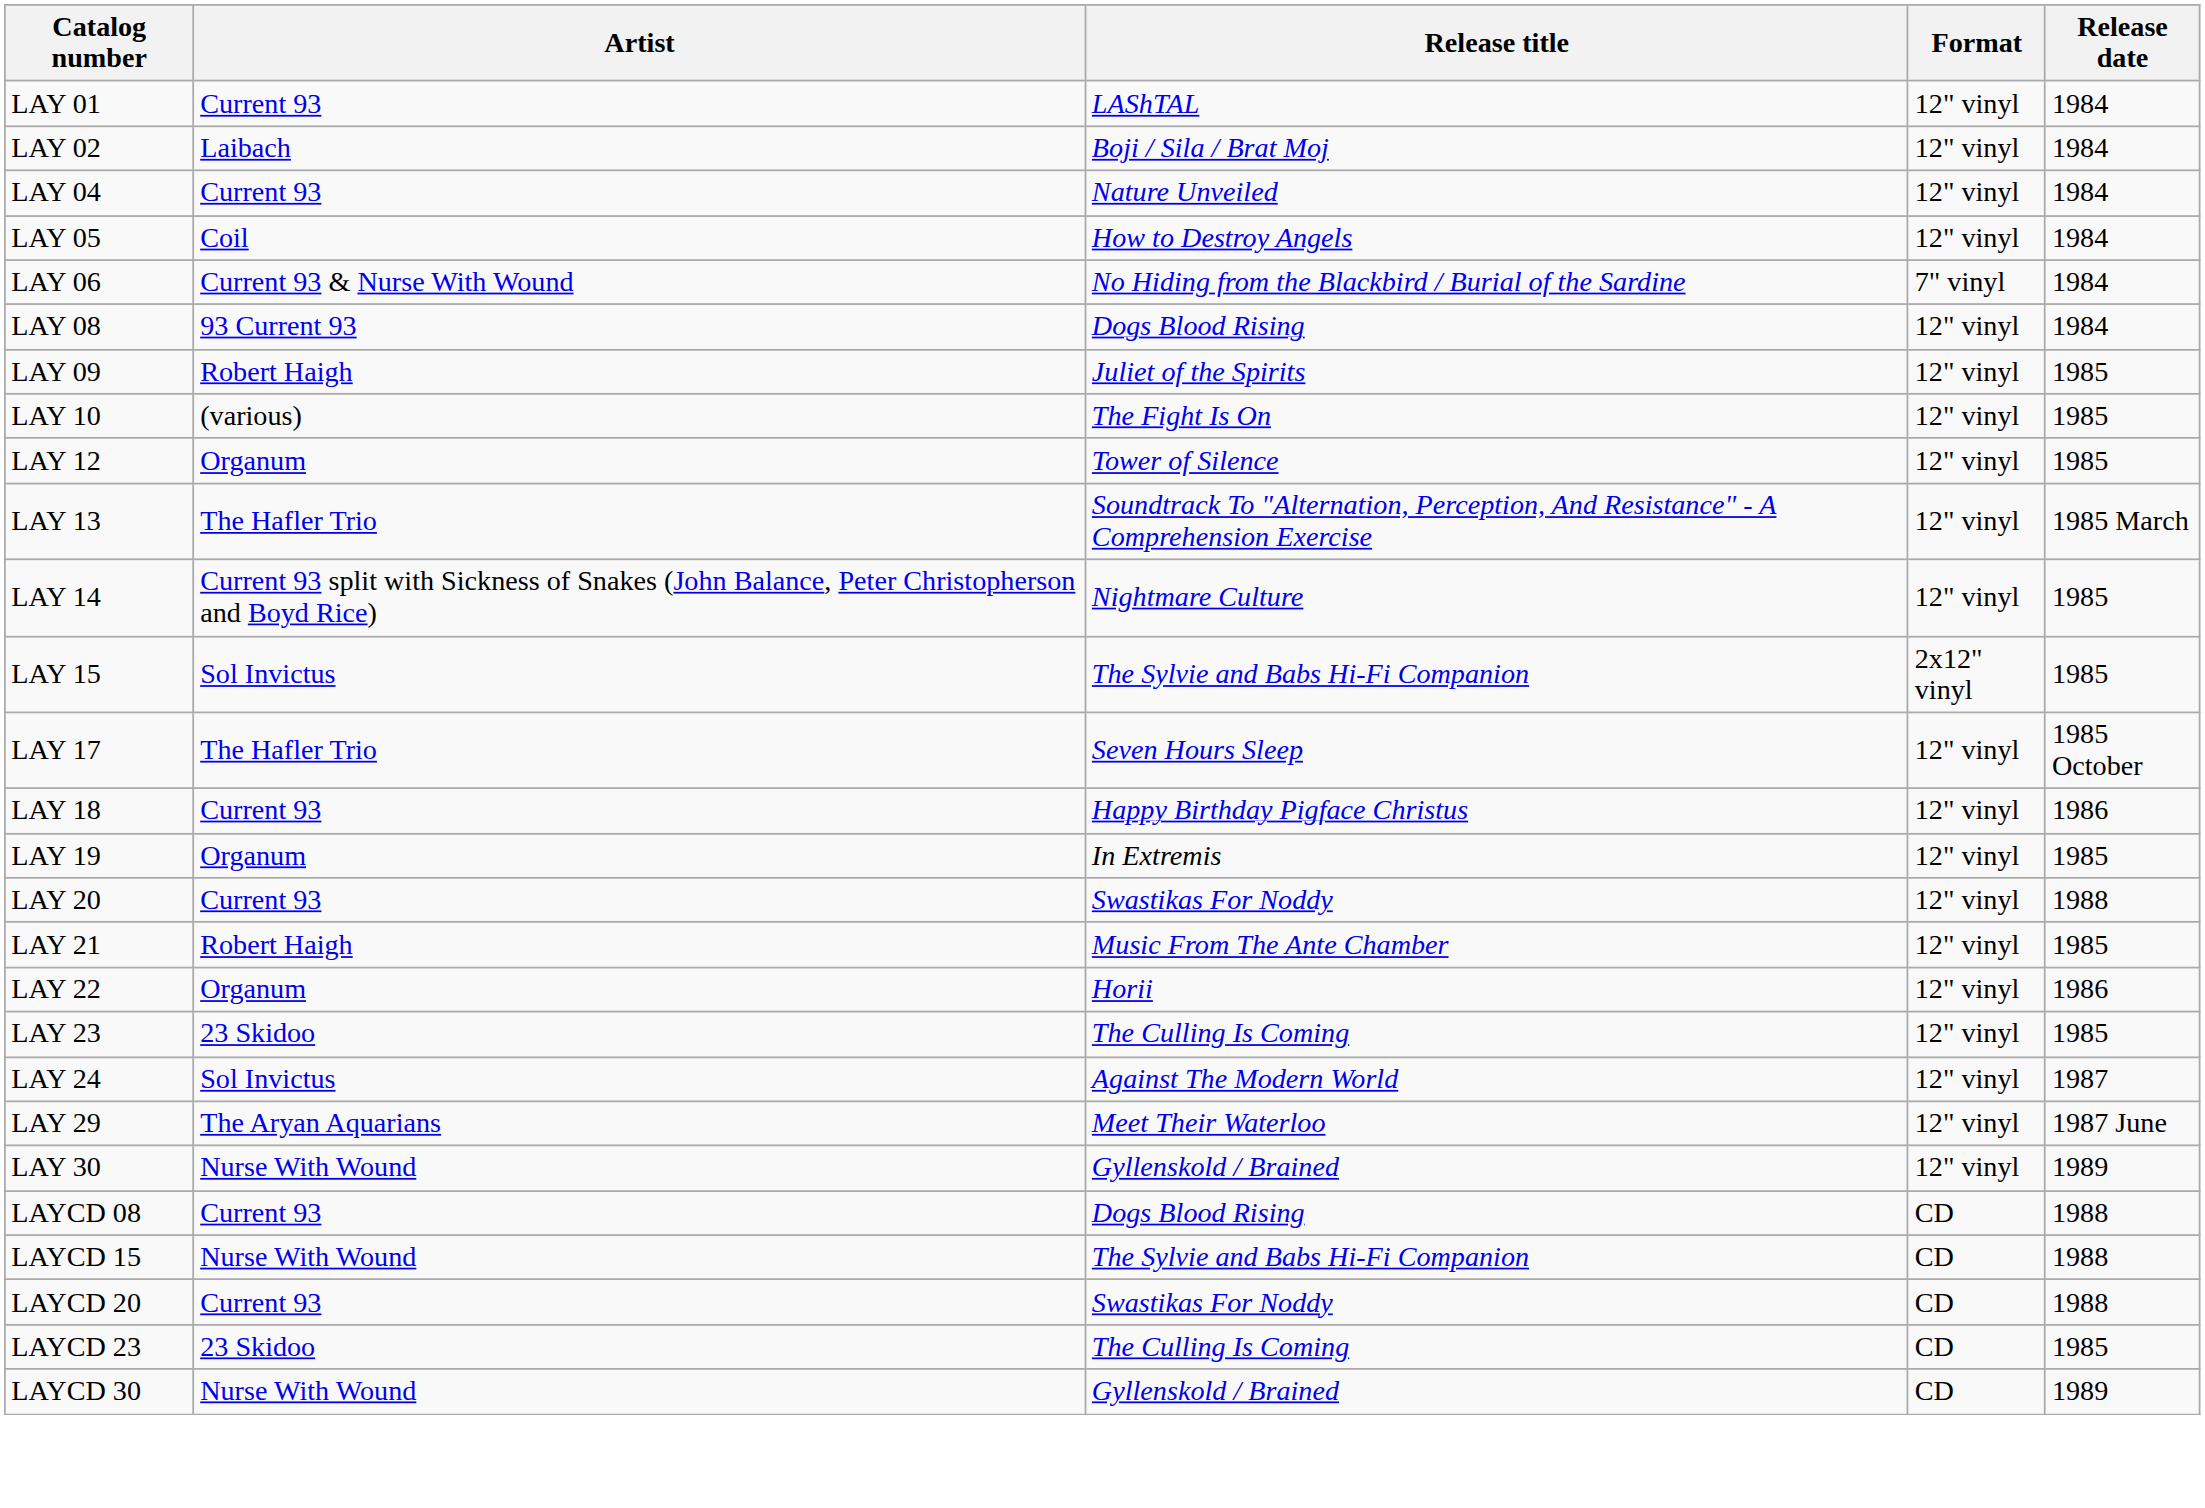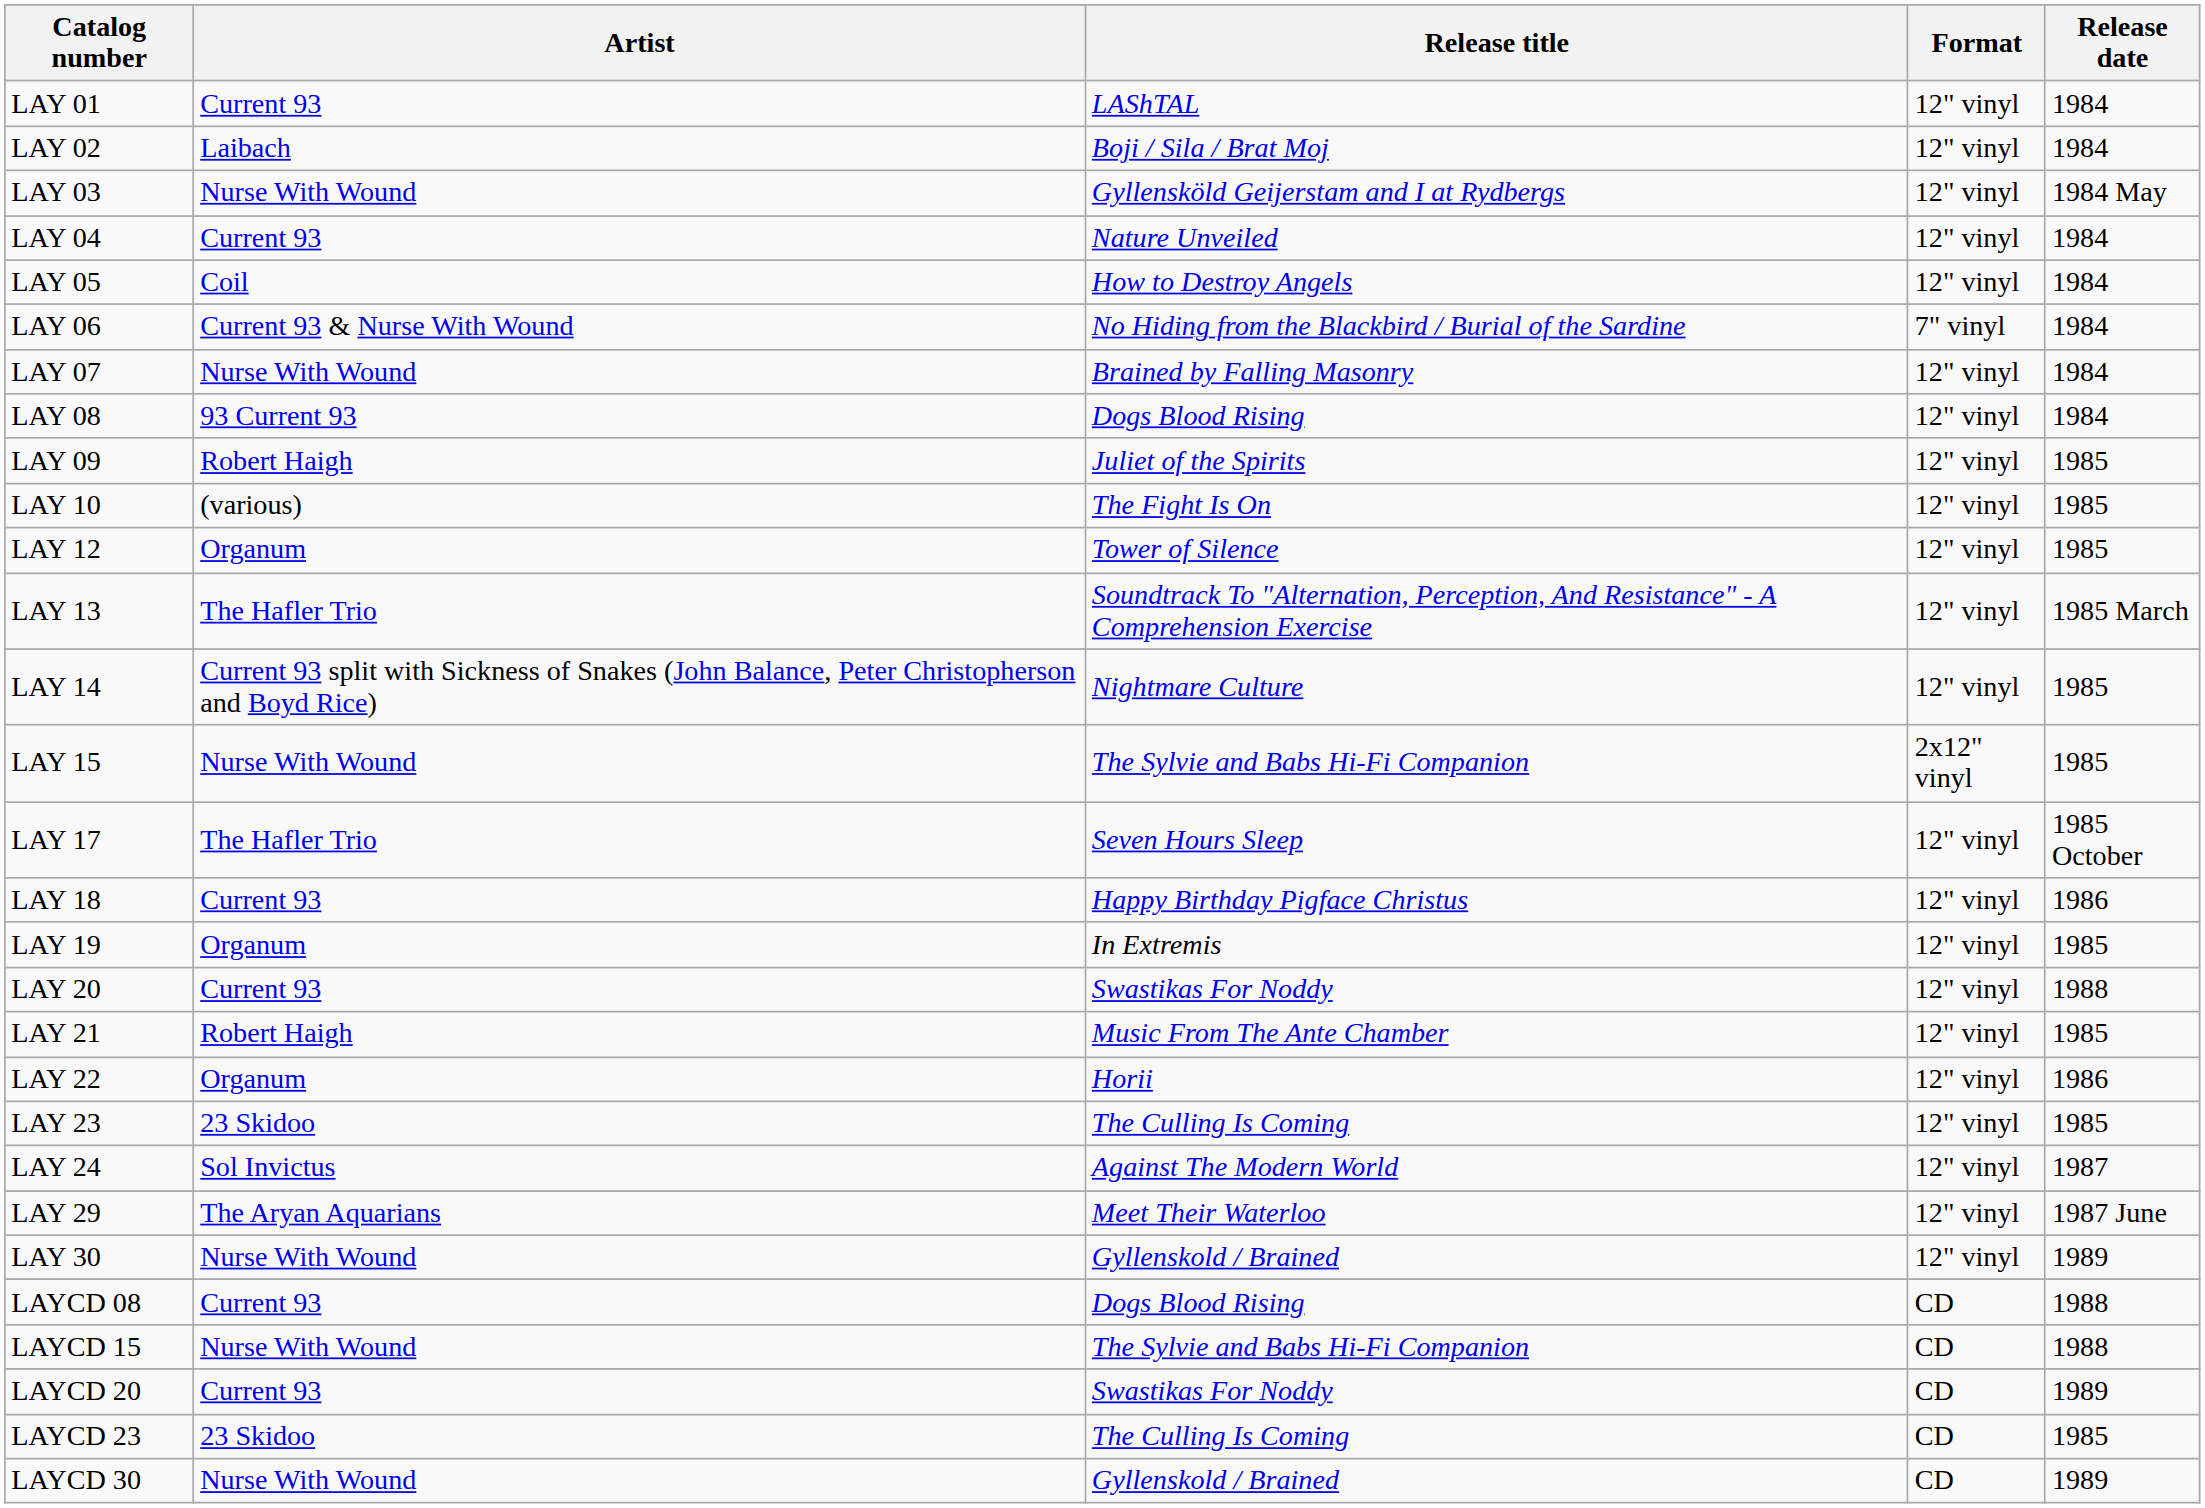+ row: (56, 192)
+ row: (56, 371)
(268, 673) Sol Invictus -> (308, 762) Nurse With Wound
(2080, 1301) 1988 -> (2080, 1391) 1989
